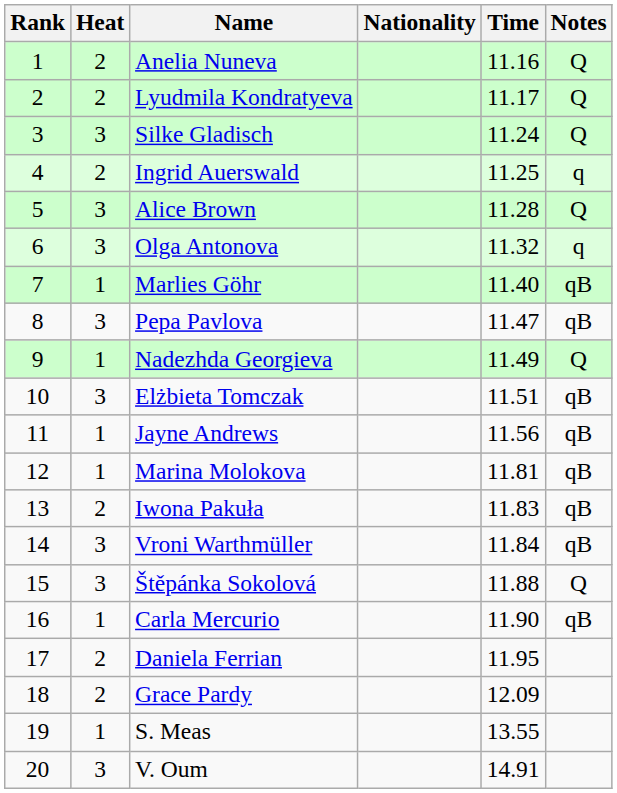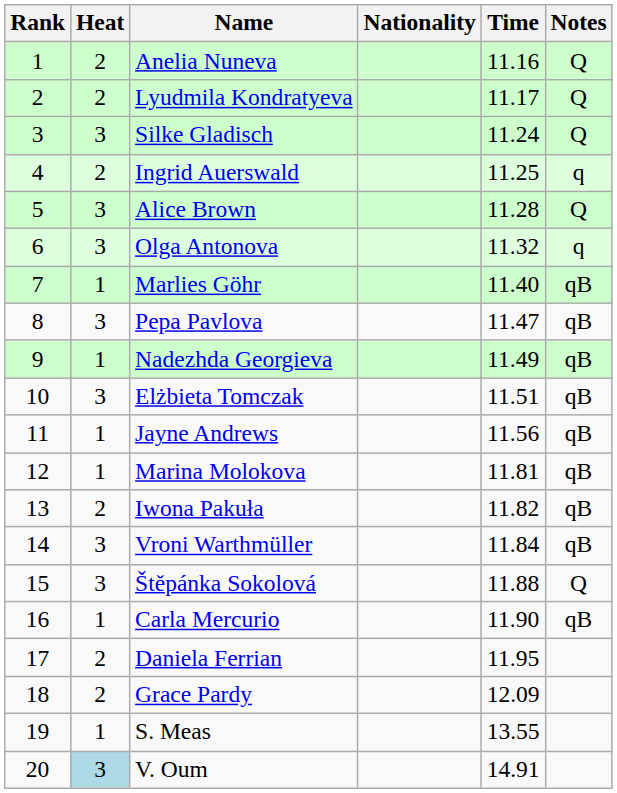(579, 358) Q -> (579, 358) qB
(513, 508) 11.83 -> (513, 508) 11.82
(100, 769) no background -> (100, 769) lightblue background
